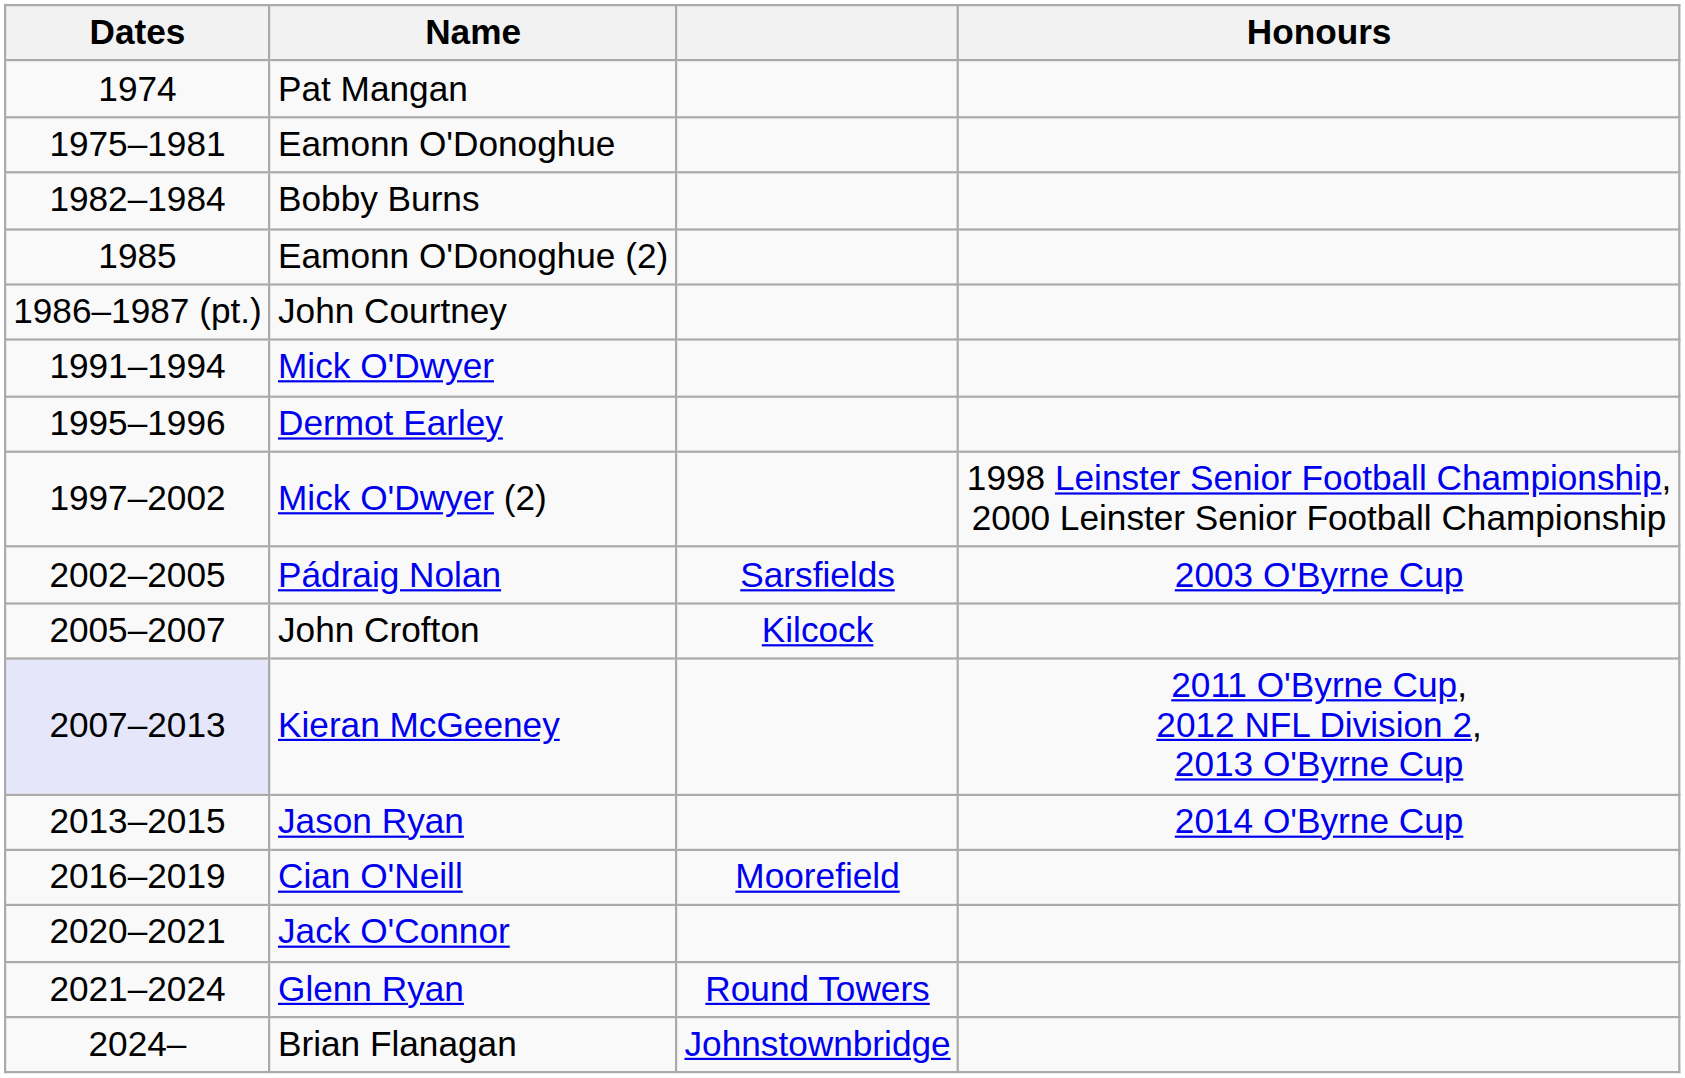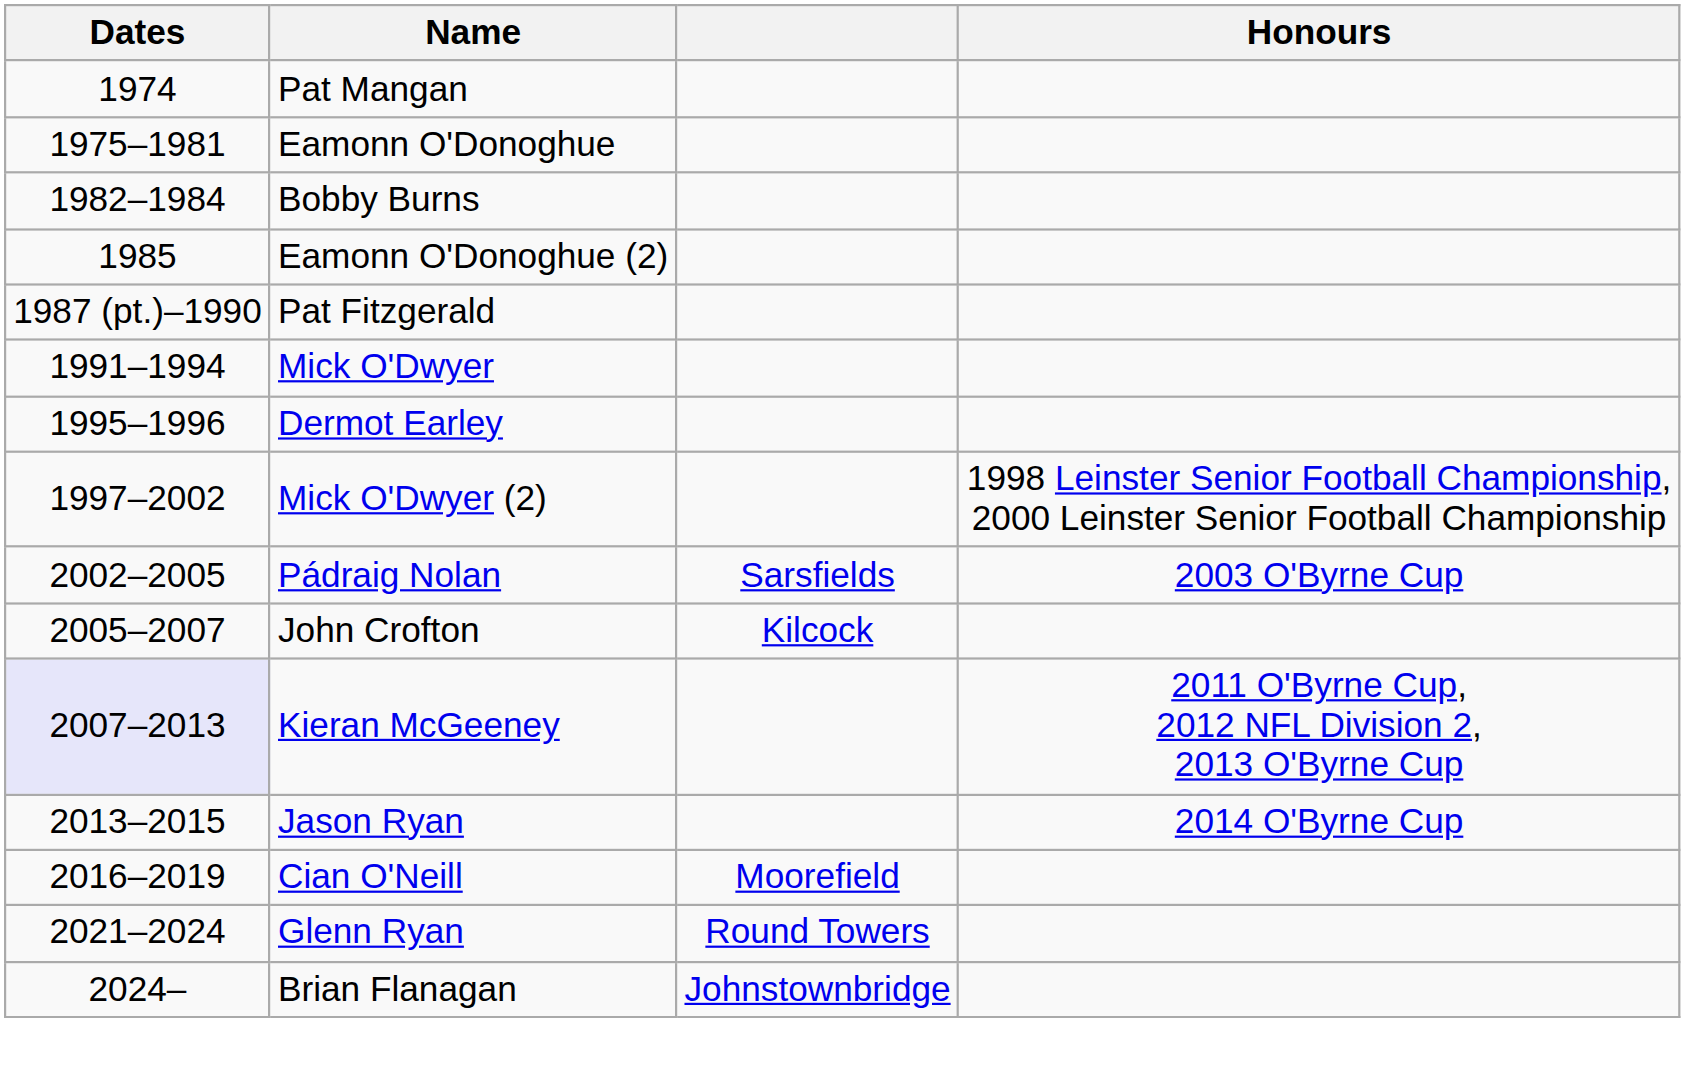- row: (392, 311)
+ row: (387, 311)
- row: (394, 932)
